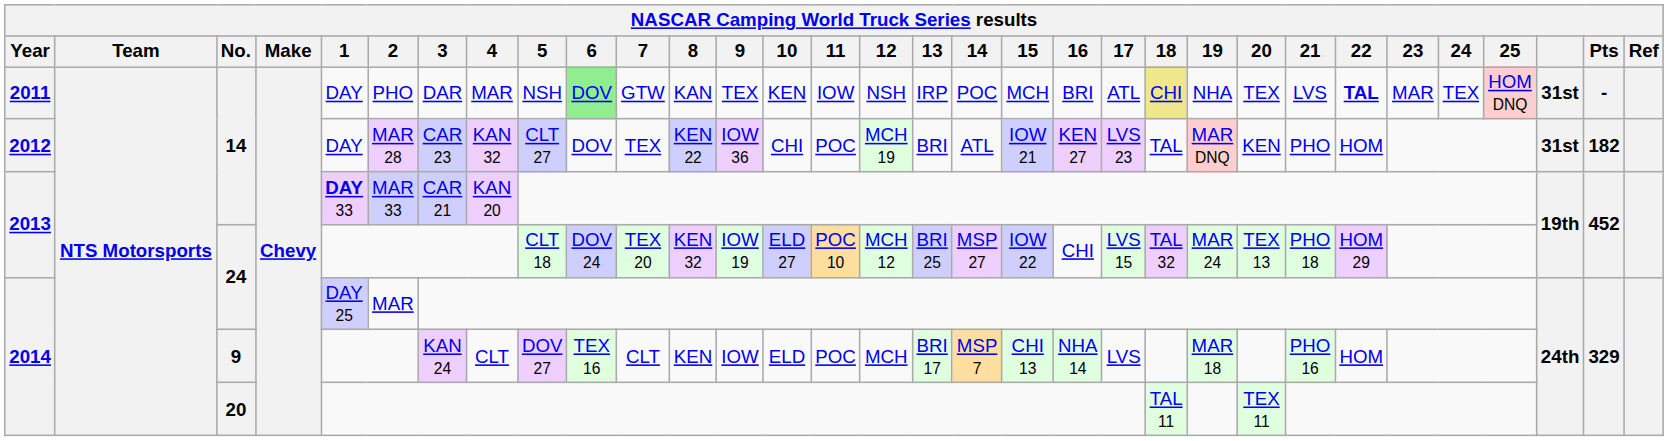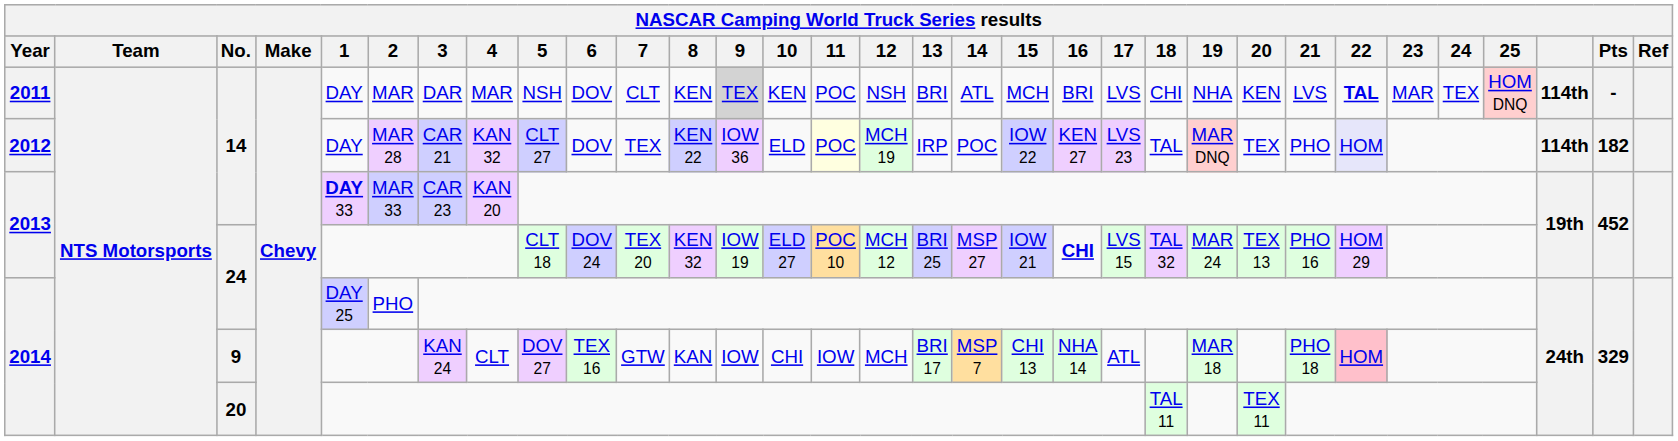(393, 93) PHO -> (393, 93) MAR
(592, 93) lightgreen background -> (592, 93) no background
(643, 93) GTW -> (643, 93) CLT
(693, 93) KAN -> (693, 93) KEN
(740, 93) no background -> (740, 93) lightgrey background
(836, 93) IOW -> (836, 93) POC
(932, 93) IRP -> (932, 93) BRI
(977, 93) POC -> (977, 93) ATL
(1124, 93) ATL -> (1124, 93) LVS
(1166, 93) khaki background -> (1166, 93) no background
(1262, 93) TEX -> (1262, 93) KEN
(1560, 93) 31st -> (1565, 93) 114th
(442, 145) CAR 23 -> (442, 145) CAR 21
(787, 146) CHI -> (787, 146) ELD
(836, 146) no background -> (836, 146) lightyellow background
(932, 146) BRI -> (932, 146) IRP
(977, 146) ATL -> (977, 146) POC
(1028, 145) IOW 21 -> (1028, 145) IOW 22
(1262, 146) KEN -> (1262, 146) TEX
(1361, 146) no background -> (1361, 146) lavender background
(1560, 146) 31st -> (1565, 146) 114th
(442, 197) CAR 21 -> (442, 197) CAR 23
(1028, 250) IOW 22 -> (1028, 250) IOW 21
(1078, 251) normal -> (1078, 251) bold
(1310, 250) PHO 18 -> (1310, 250) PHO 16
(393, 304) MAR -> (393, 304) PHO
(643, 356) CLT -> (643, 356) GTW
(693, 356) KEN -> (693, 356) KAN
(787, 356) ELD -> (787, 356) CHI
(836, 356) POC -> (836, 356) IOW
(1124, 356) LVS -> (1124, 356) ATL
(1310, 356) PHO 16 -> (1310, 356) PHO 18
(1361, 356) no background -> (1361, 356) pink background
